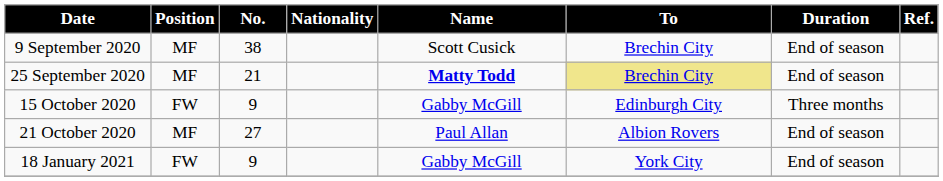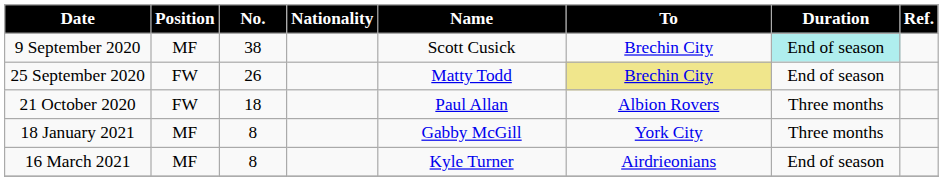(836, 47) no background -> (836, 47) paleturquoise background
(185, 76) MF -> (185, 76) FW
(253, 76) 21 -> (253, 76) 26
(472, 76) bold -> (472, 76) normal
- row: (78, 104)
(185, 133) MF -> (185, 104) FW
(253, 133) 27 -> (253, 104) 18
(836, 133) End of season -> (836, 104) Three months
(185, 161) FW -> (185, 133) MF
(253, 161) 9 -> (253, 133) 8
(836, 161) End of season -> (836, 133) Three months
+ row: (78, 161)
